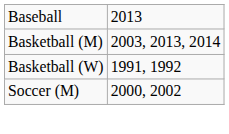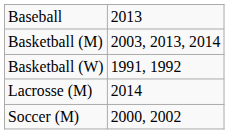+ row: (50, 91)
